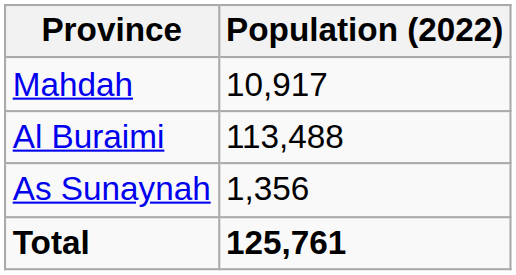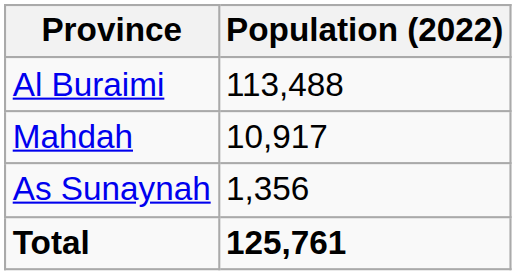rows swapped: (89, 136) <-> (73, 83)
